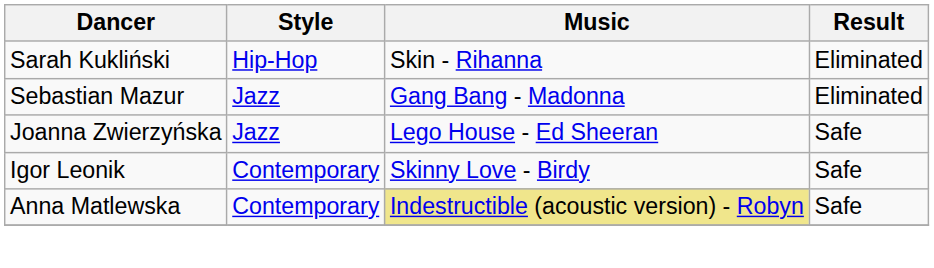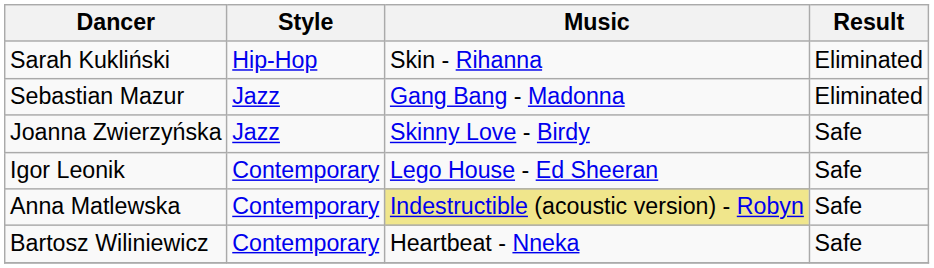(524, 133) Lego House - Ed Sheeran -> (490, 133) Skinny Love - Birdy
(490, 170) Skinny Love - Birdy -> (524, 170) Lego House - Ed Sheeran
+ row: (109, 243)
